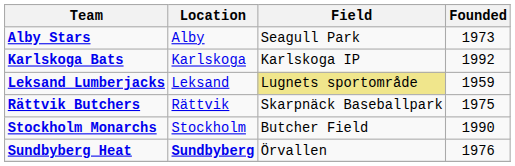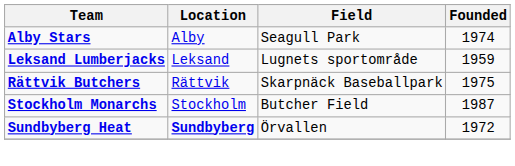(478, 38) 1973 -> (478, 38) 1974
- row: (66, 61)
(339, 83) khaki background -> (339, 61) no background
(478, 128) 1990 -> (478, 106) 1987
(478, 151) 1976 -> (478, 128) 1972
